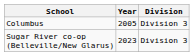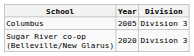(127, 41) 2023 -> (127, 41) 2020
